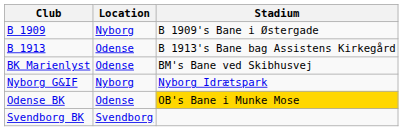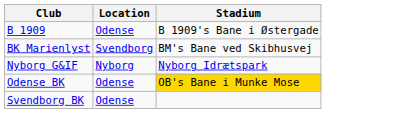(115, 30) Nyborg -> (115, 30) Odense
- row: (26, 48)
(115, 65) Odense -> (124, 48) Svendborg
(124, 117) Svendborg -> (115, 100) Odense
